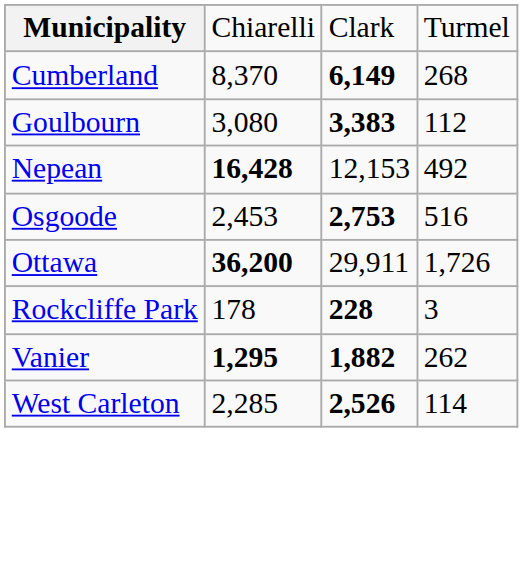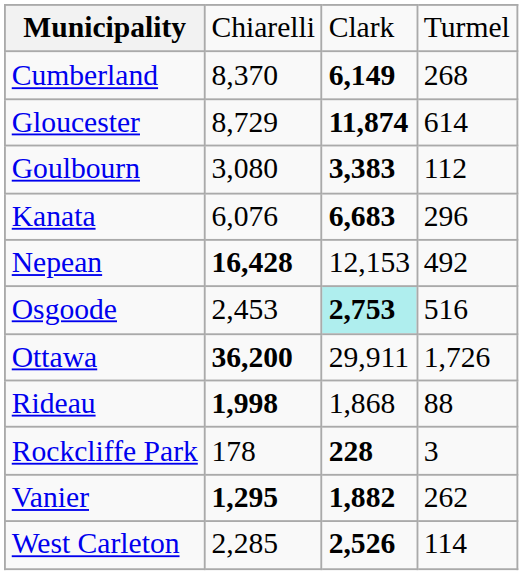+ row: (76, 121)
+ row: (54, 215)
(362, 215) no background -> (362, 309) paleturquoise background
+ row: (54, 403)
